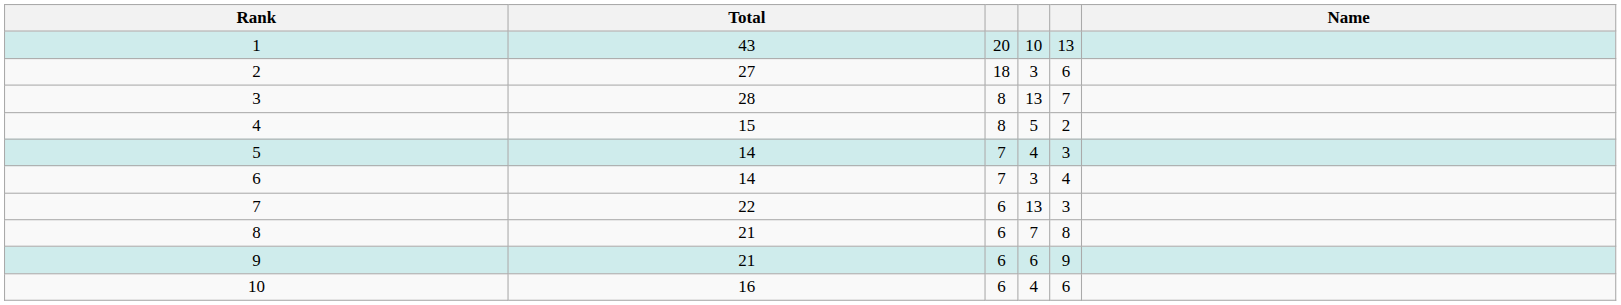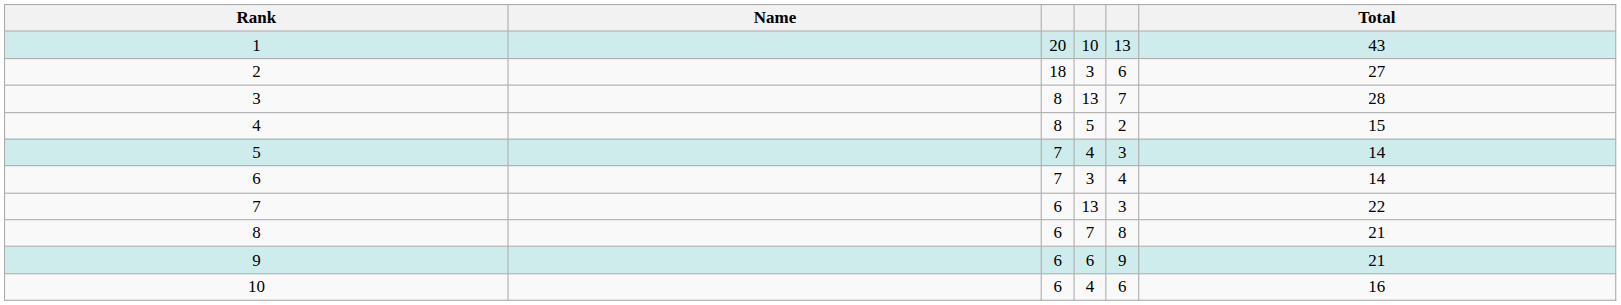columns swapped: (1349, 17) <-> (747, 17)
